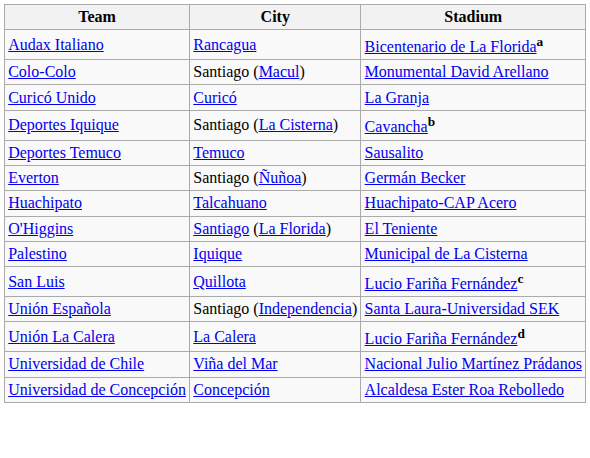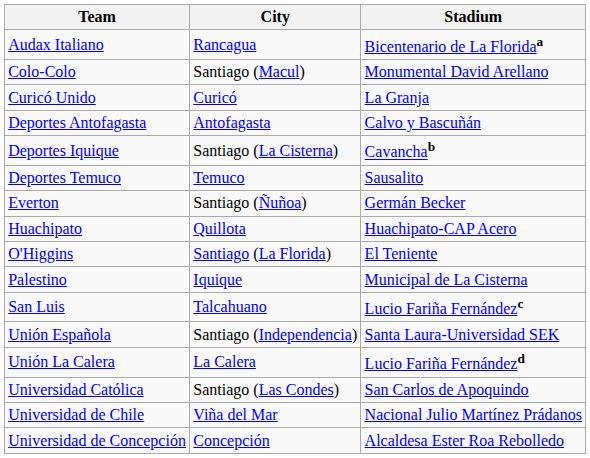+ row: (77, 123)
(230, 203) Talcahuano -> (220, 228) Quillota
(220, 281) Quillota -> (230, 307) Talcahuano
+ row: (76, 389)
